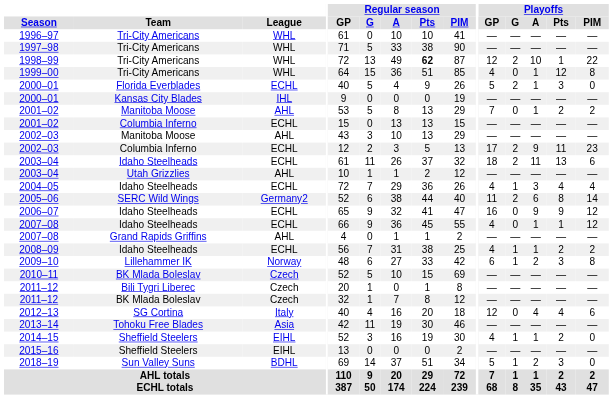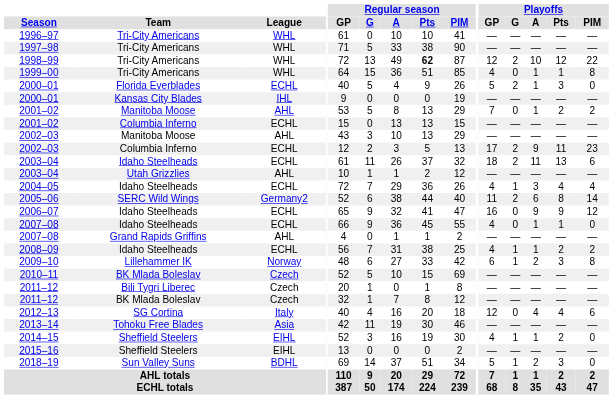(561, 60) 1 -> (561, 60) 12
(561, 73) 12 -> (561, 73) 1
(592, 224) 12 -> (592, 224) 0
